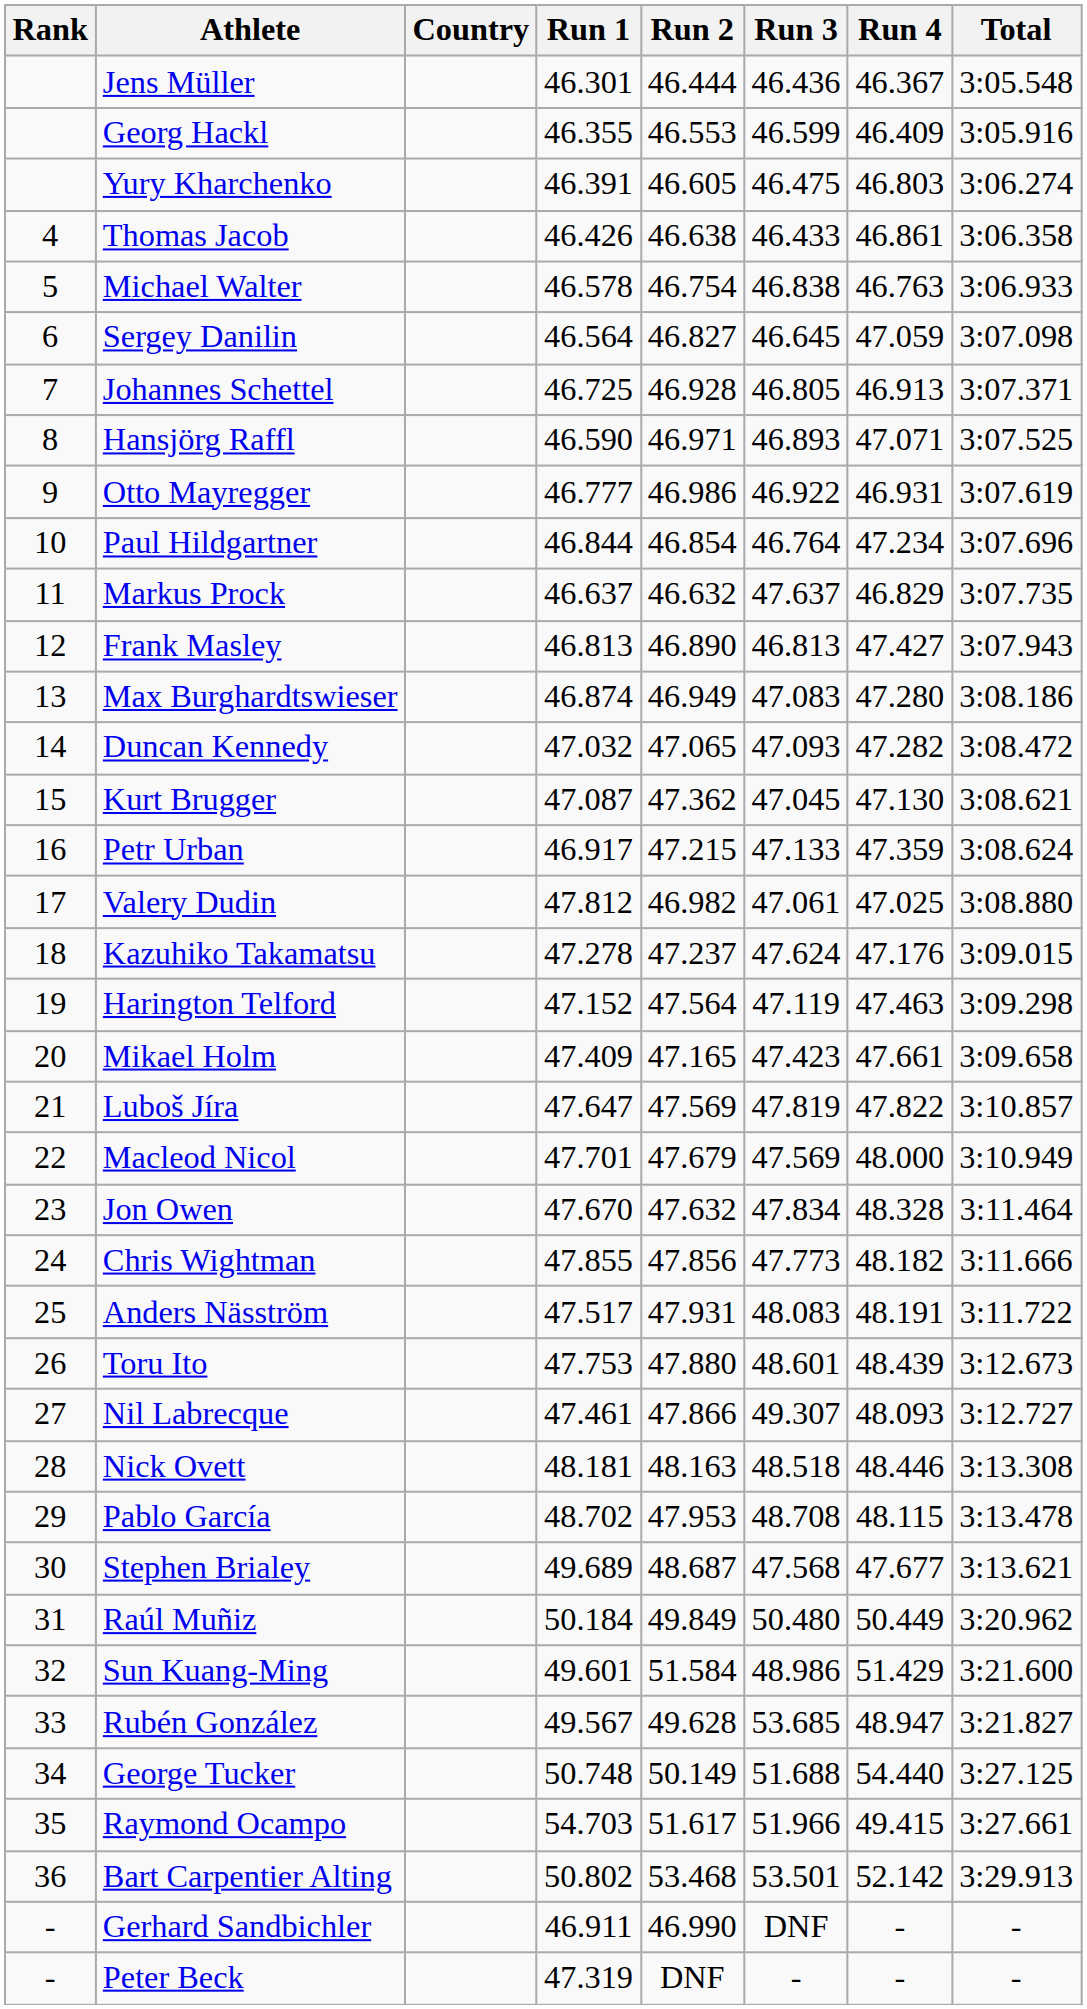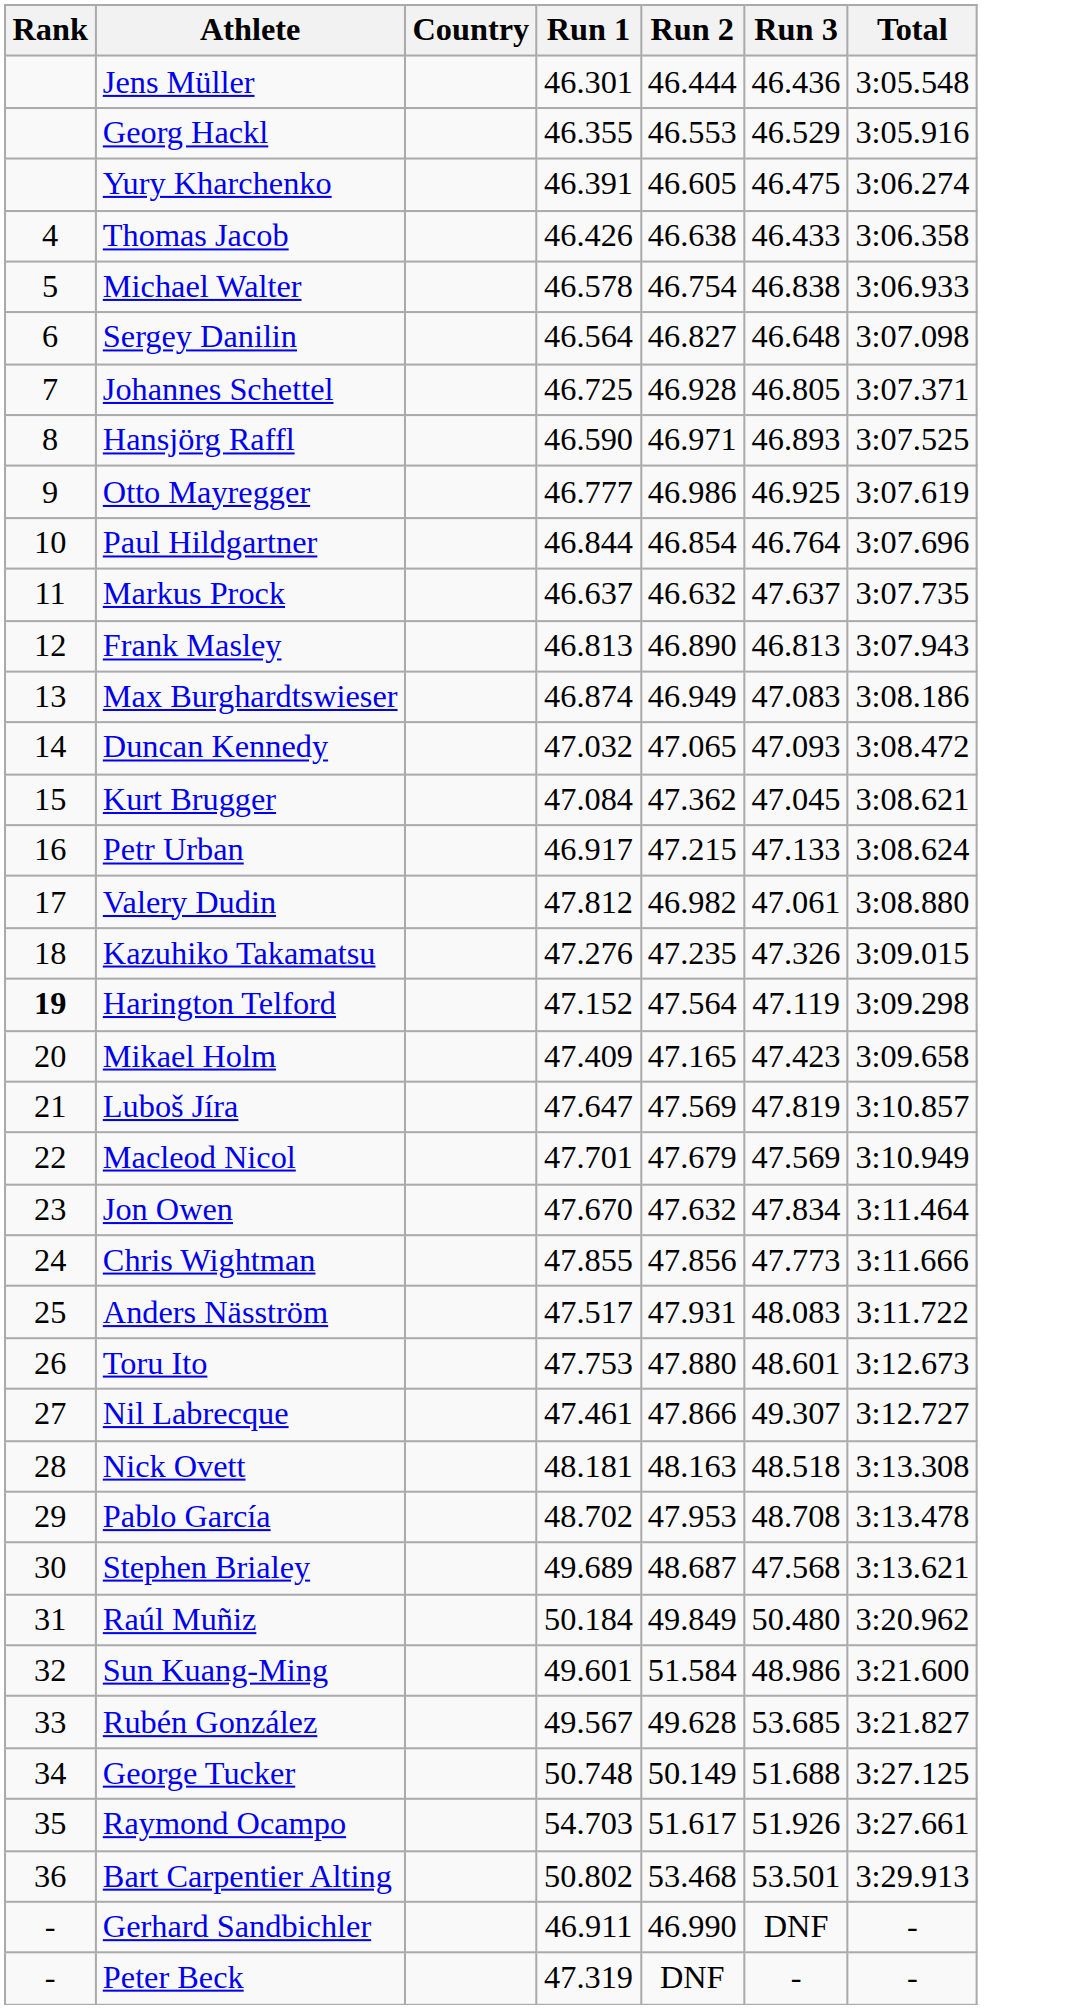- column: (900, 30)
(796, 132) 46.599 -> (796, 132) 46.529
(796, 337) 46.645 -> (796, 337) 46.648
(796, 491) 46.922 -> (796, 491) 46.925
(589, 798) 47.087 -> (589, 798) 47.084
(589, 952) 47.278 -> (589, 952) 47.276
(692, 952) 47.237 -> (692, 952) 47.235
(796, 952) 47.624 -> (796, 952) 47.326
(50, 1004) normal -> (50, 1004) bold
(796, 1824) 51.966 -> (796, 1824) 51.926
